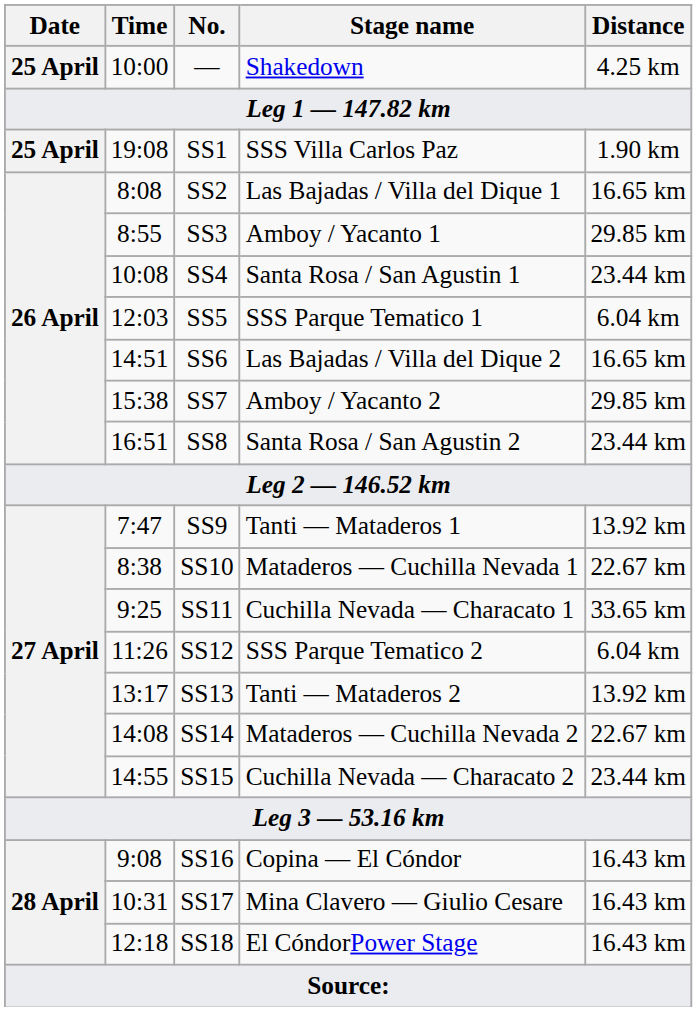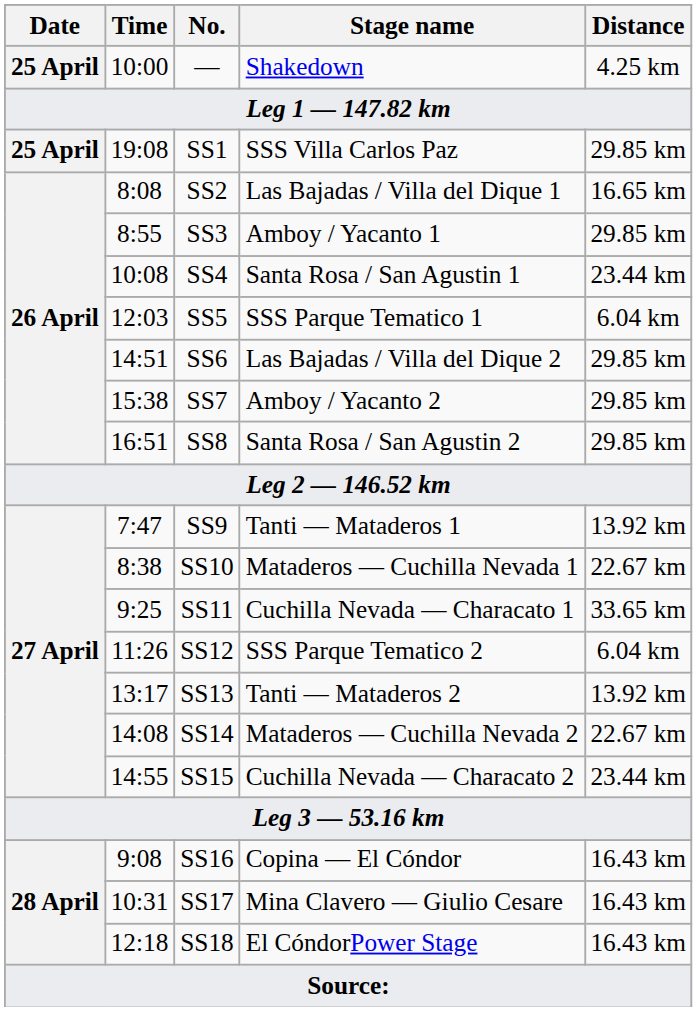(638, 150) 1.90 km -> (638, 150) 29.85 km
(638, 358) 16.65 km -> (638, 358) 29.85 km
(638, 442) 23.44 km -> (638, 442) 29.85 km
